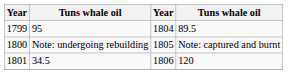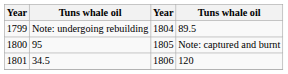(37, 28) 95 -> (90, 28) Note: undergoing rebuilding
(90, 45) Note: undergoing rebuilding -> (37, 45) 95
